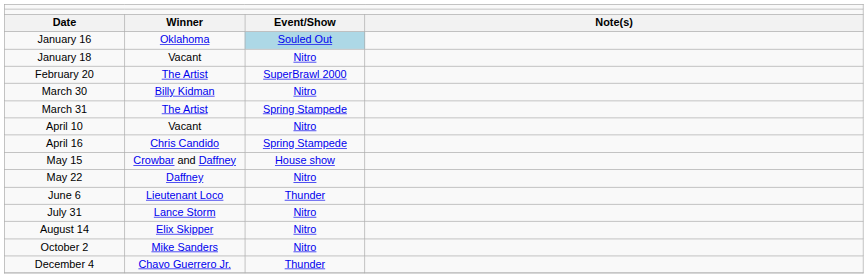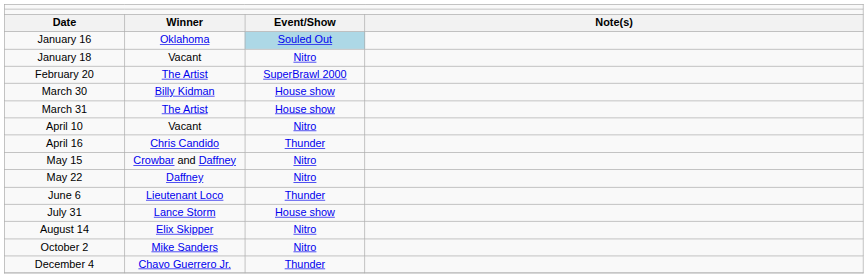(305, 92) Nitro -> (305, 92) House show
(305, 109) Spring Stampede -> (305, 109) House show
(305, 143) Spring Stampede -> (305, 143) Thunder
(305, 161) House show -> (305, 161) Nitro
(305, 212) Nitro -> (305, 212) House show
